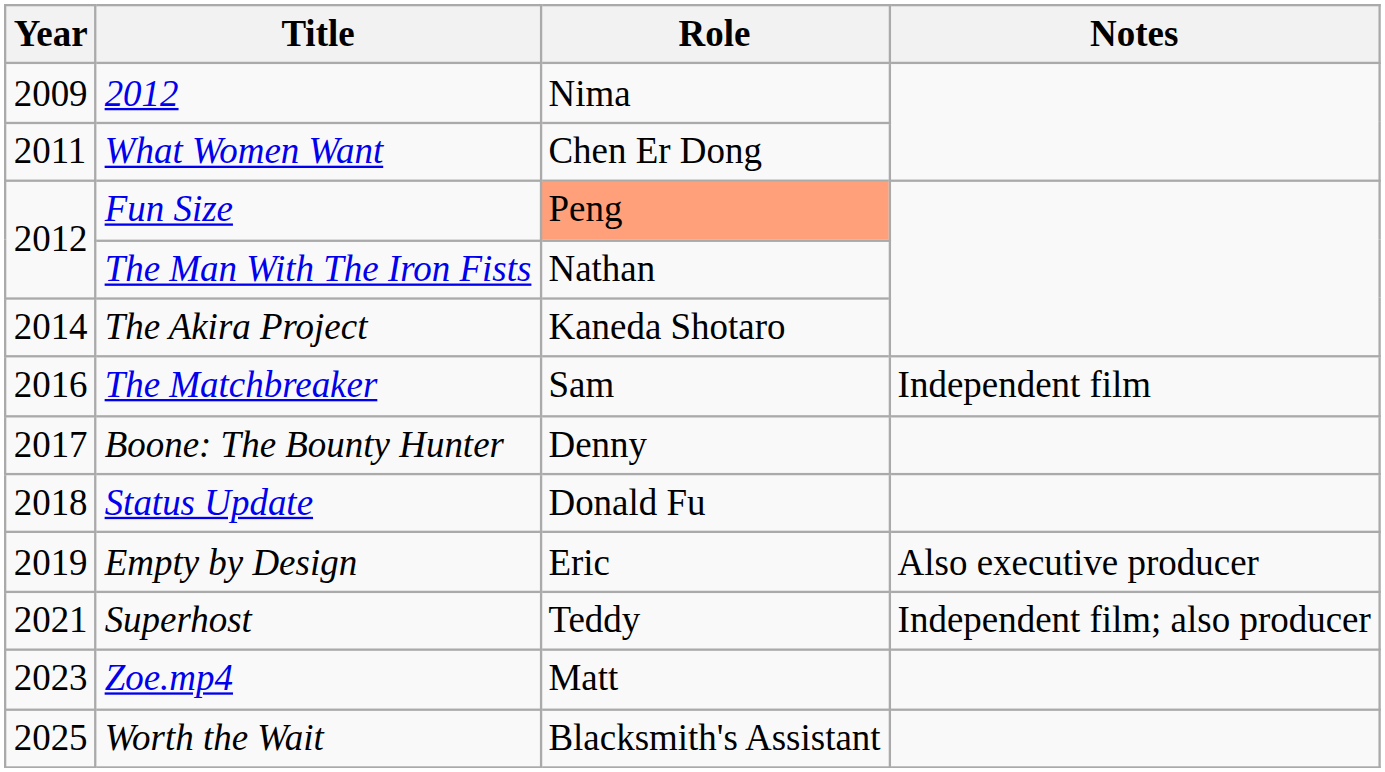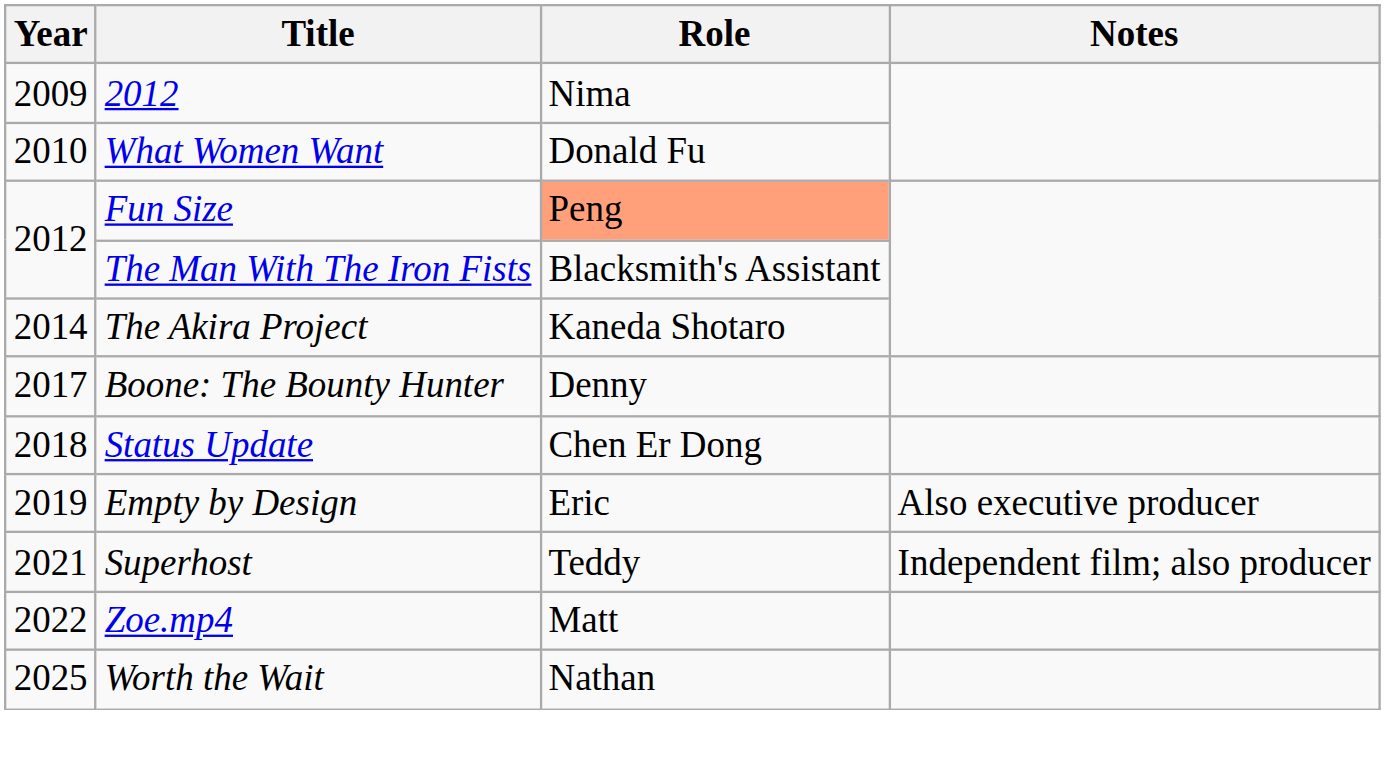(50, 151) 2011 -> (51, 151) 2010
(655, 151) Chen Er Dong -> (627, 151) Donald Fu
(602, 268) Nathan -> (715, 268) Blacksmith's Assistant
- row: (241, 385)
(627, 502) Donald Fu -> (655, 444) Chen Er Dong
(51, 678) 2023 -> (51, 619) 2022
(715, 737) Blacksmith's Assistant -> (602, 678) Nathan
